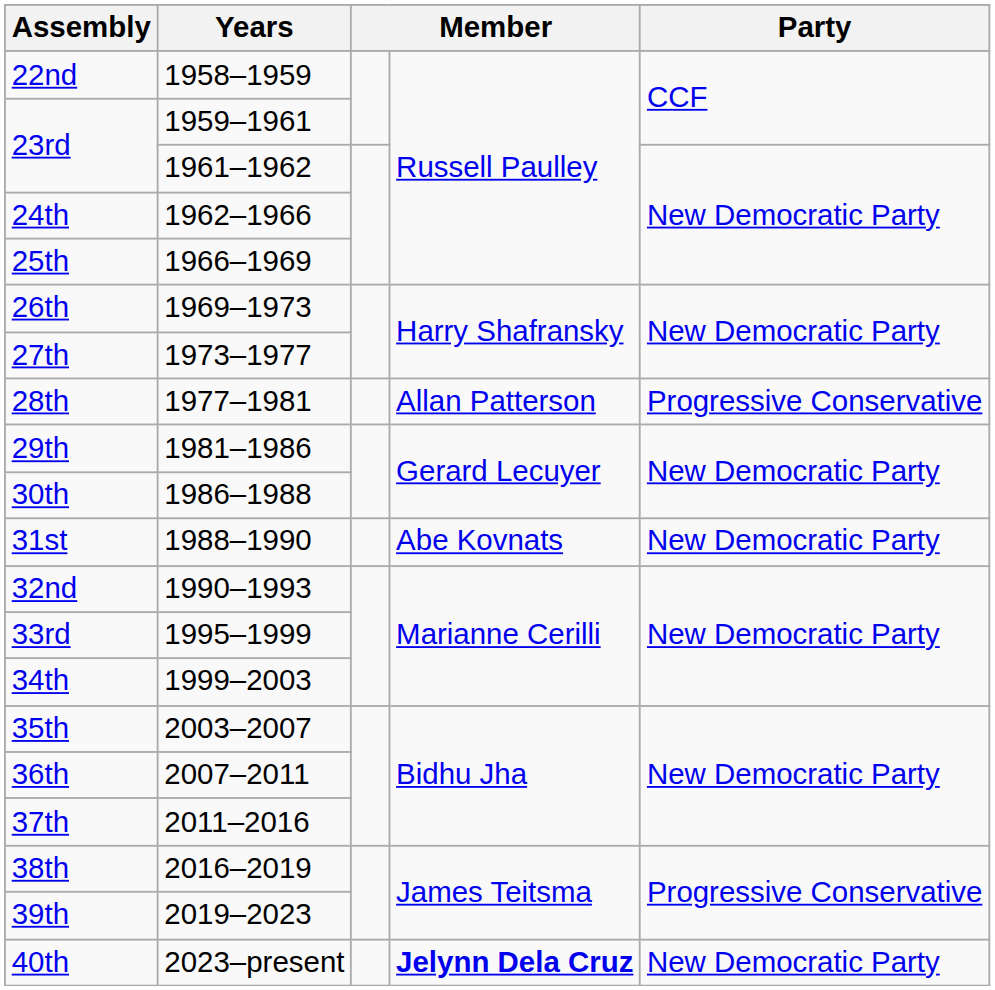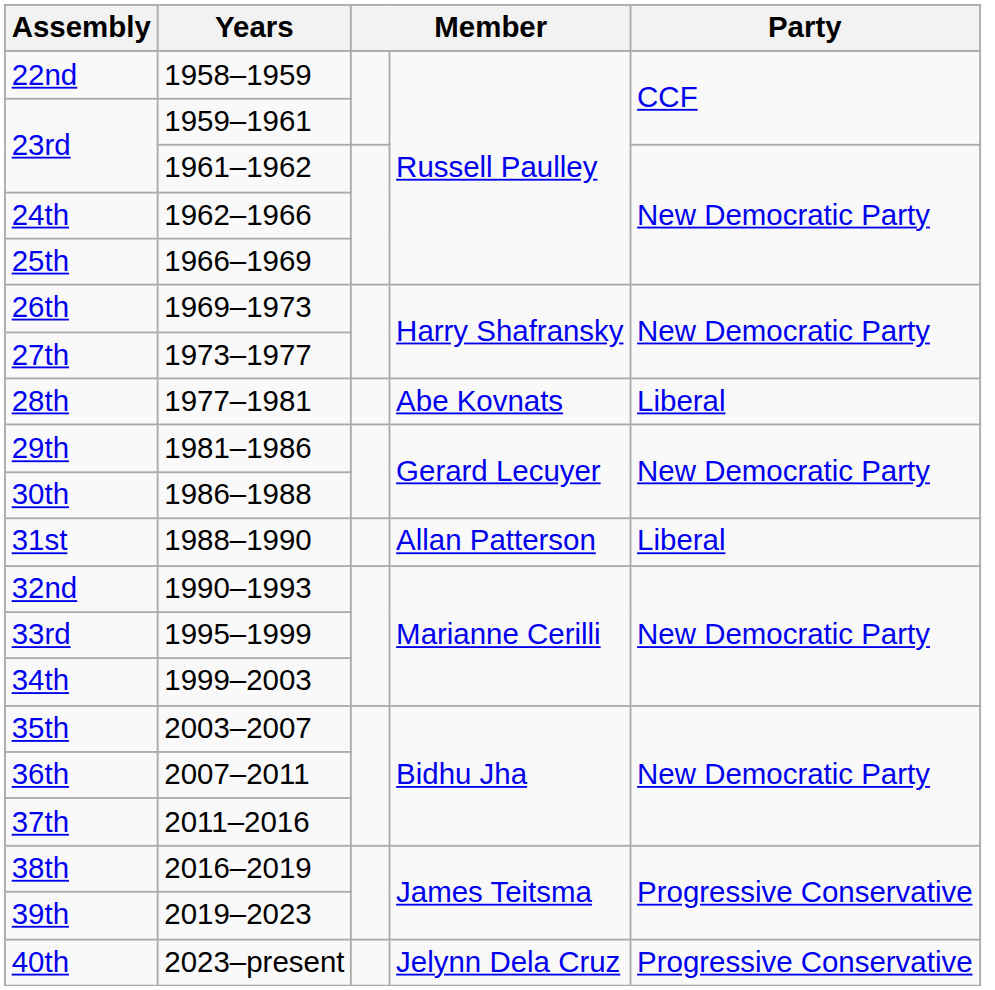(496, 401) Allan Patterson -> (480, 401) Abe Kovnats
(815, 401) Progressive Conservative -> (681, 401) Liberal
(480, 541) Abe Kovnats -> (496, 541) Allan Patterson
(793, 541) New Democratic Party -> (681, 541) Liberal
(515, 961) bold -> (508, 961) normal
(793, 961) New Democratic Party -> (805, 961) Progressive Conservative
